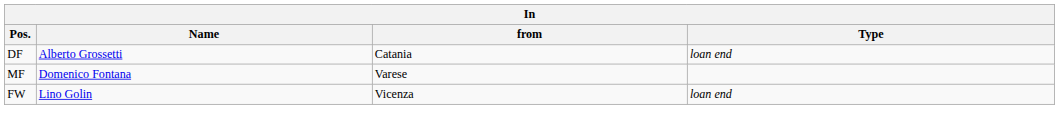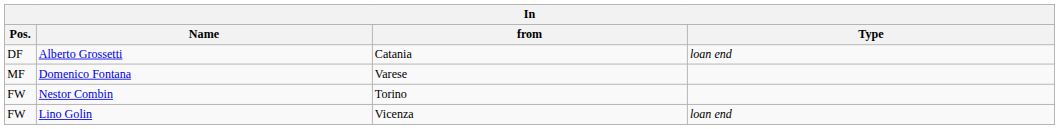+ row: (76, 94)
